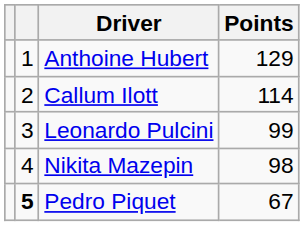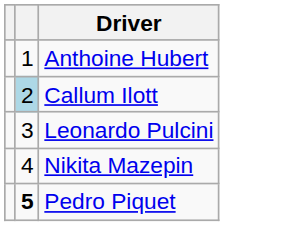- column: (259, 22)
(27, 94) no background -> (27, 94) lightblue background
